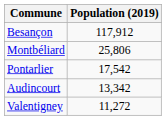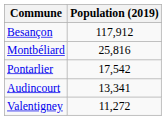(114, 50) 25,806 -> (114, 50) 25,816
(114, 87) 13,342 -> (114, 87) 13,341
